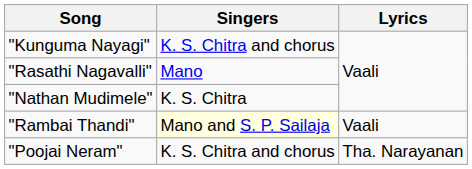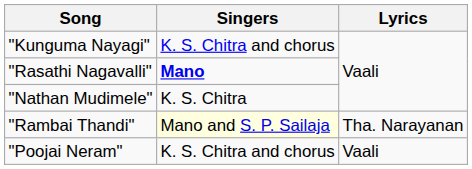(182, 72) normal -> (182, 72) bold
(361, 125) Vaali -> (403, 125) Tha. Narayanan
(403, 152) Tha. Narayanan -> (361, 152) Vaali
